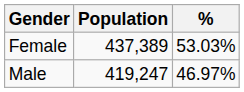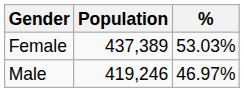(137, 74) 419,247 -> (137, 74) 419,246
